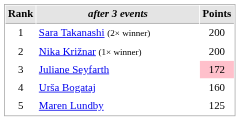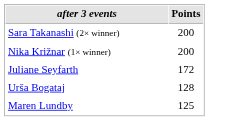- column: (21, 14)
(217, 69) pink background -> (186, 69) no background
(217, 87) 160 -> (186, 87) 128
